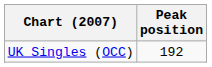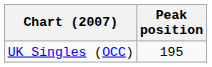(171, 52) 192 -> (171, 52) 195
